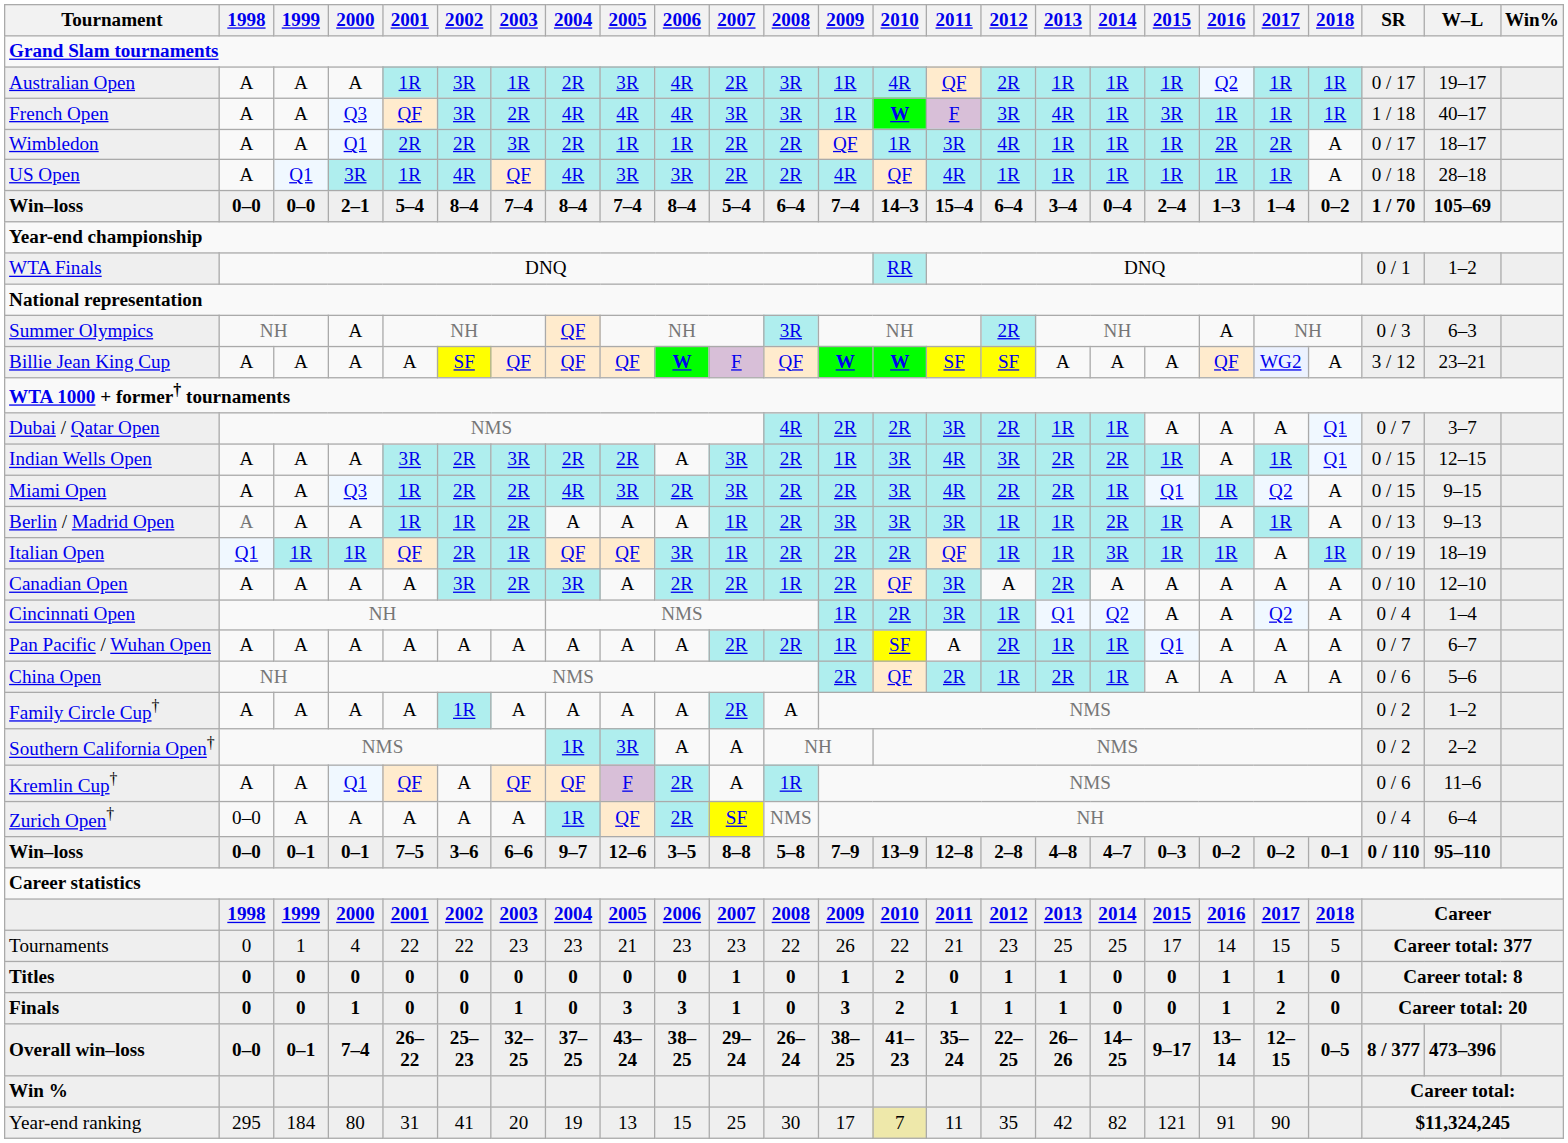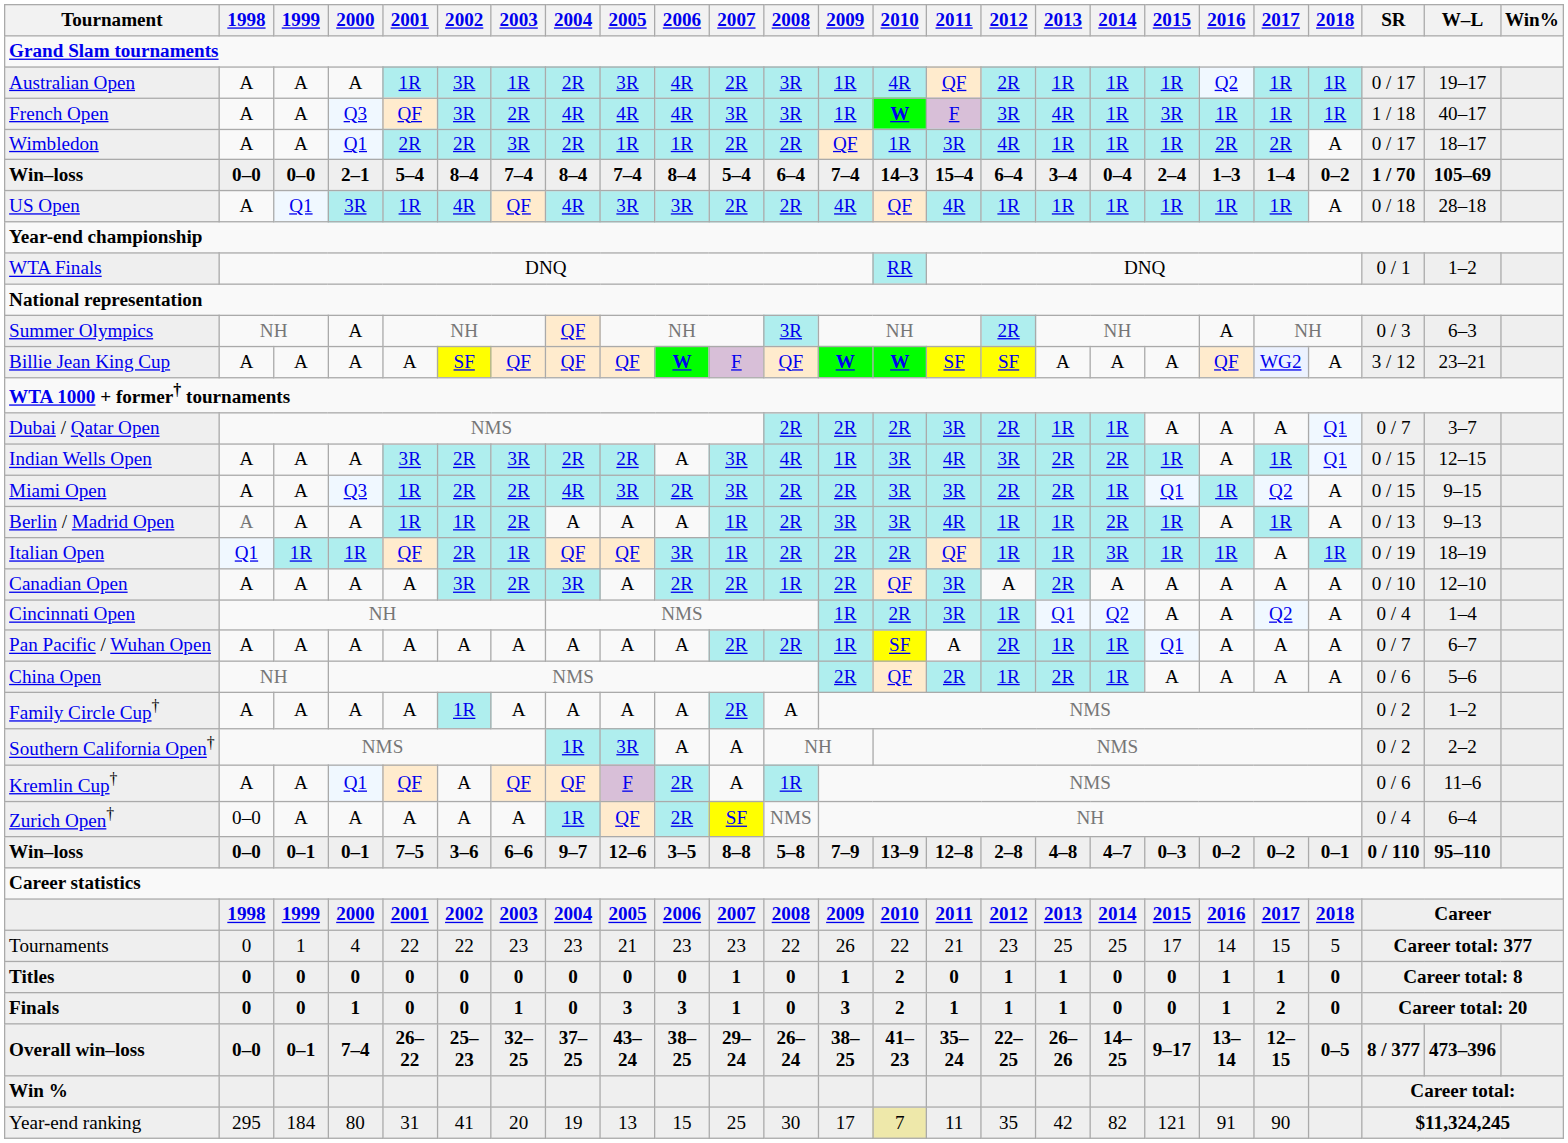rows swapped: (44, 174) <-> (46, 205)
(791, 428) 4R -> (791, 428) 2R
(791, 459) 2R -> (791, 459) 4R
(954, 490) 4R -> (954, 490) 3R
(954, 521) 3R -> (954, 521) 4R
